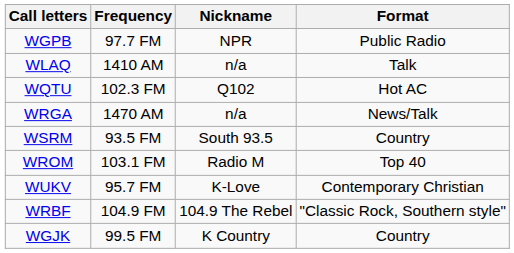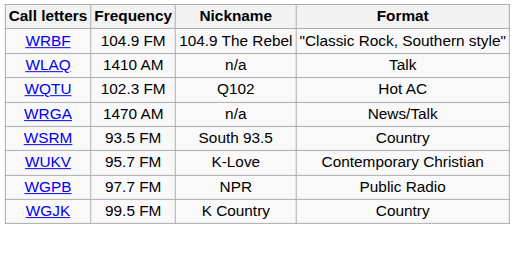rows swapped: (48, 41) <-> (48, 211)
- row: (48, 162)
